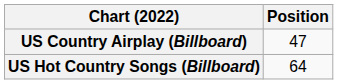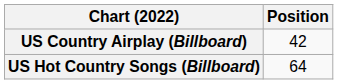(298, 41) 47 -> (298, 41) 42
